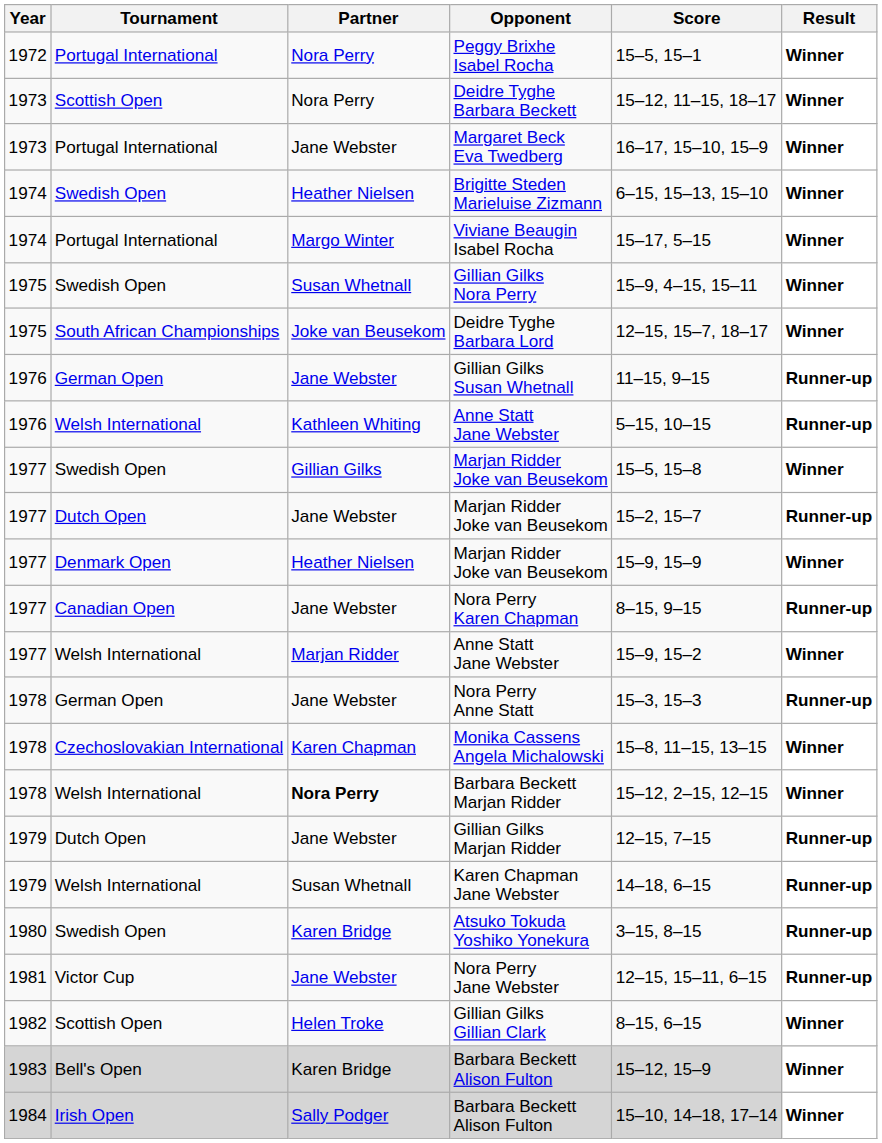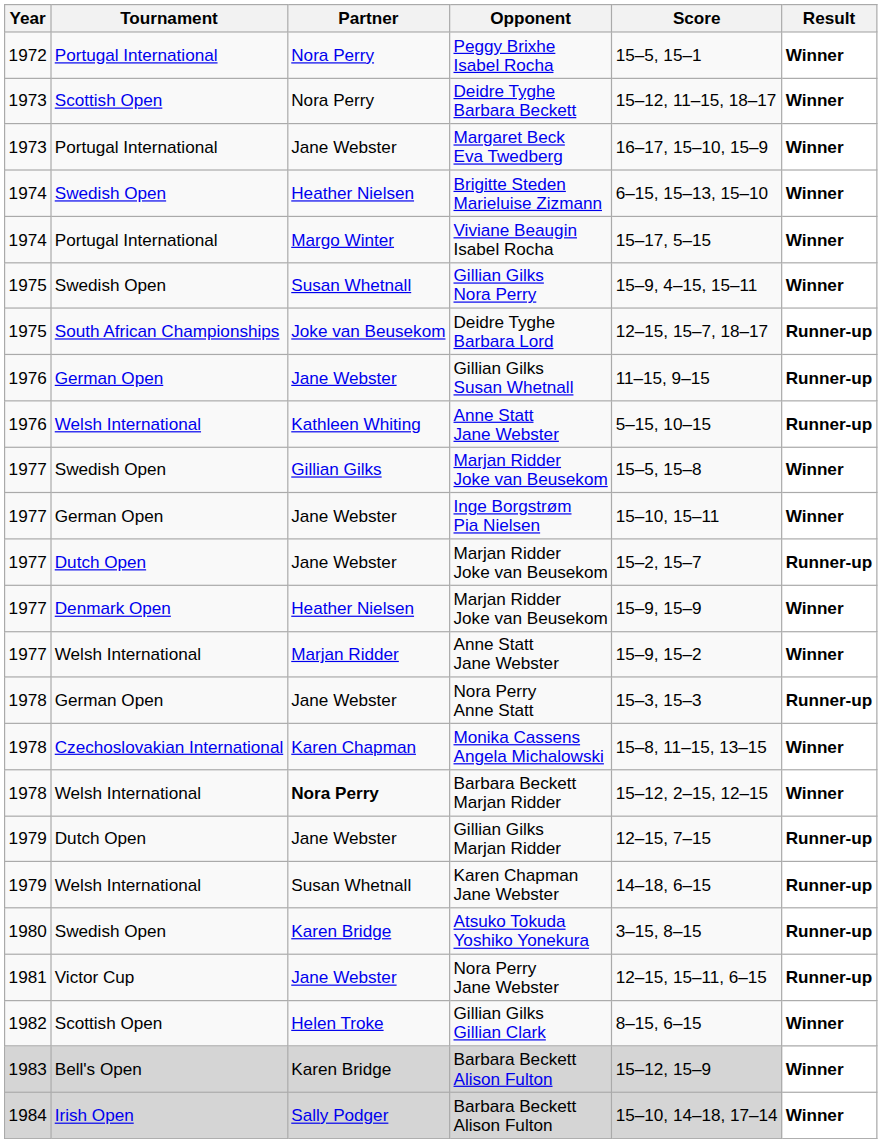(815, 332) Winner -> (829, 332) Runner-up
+ row: (109, 516)
- row: (115, 608)
